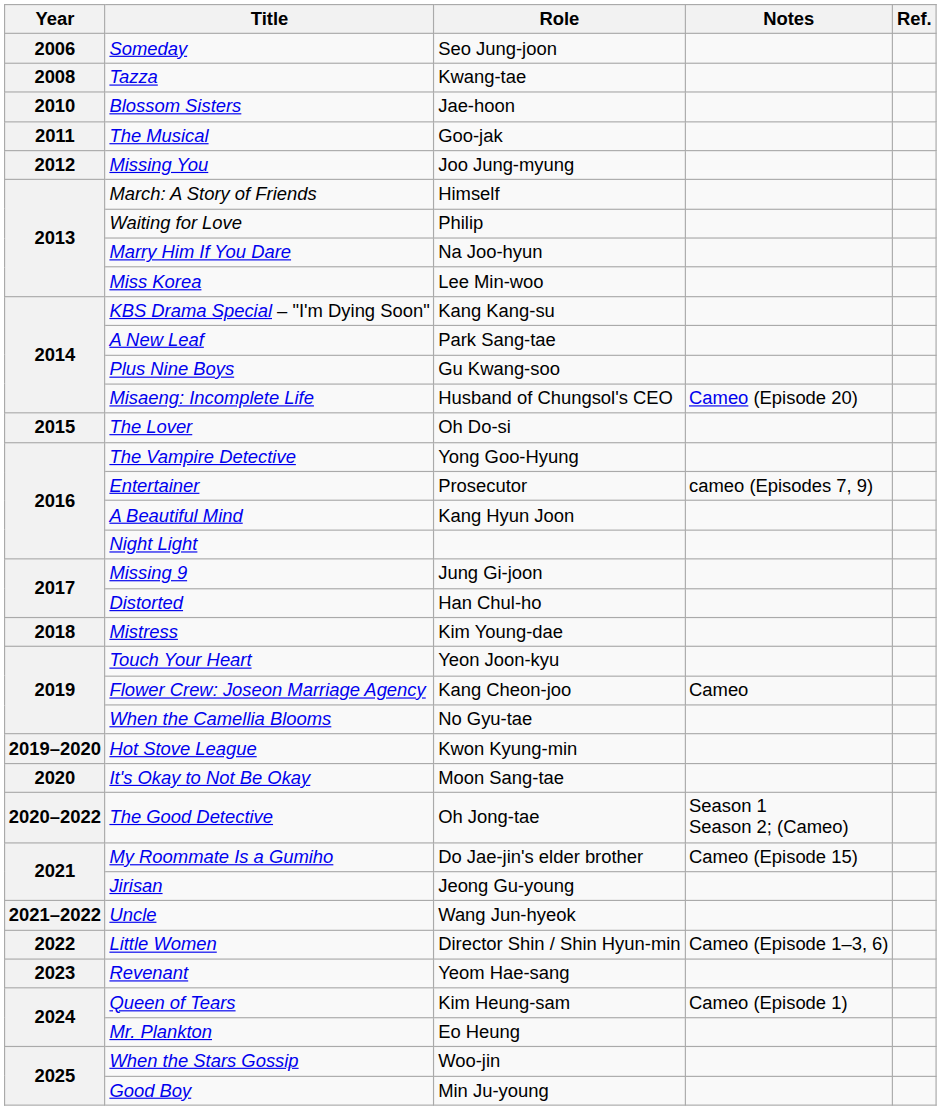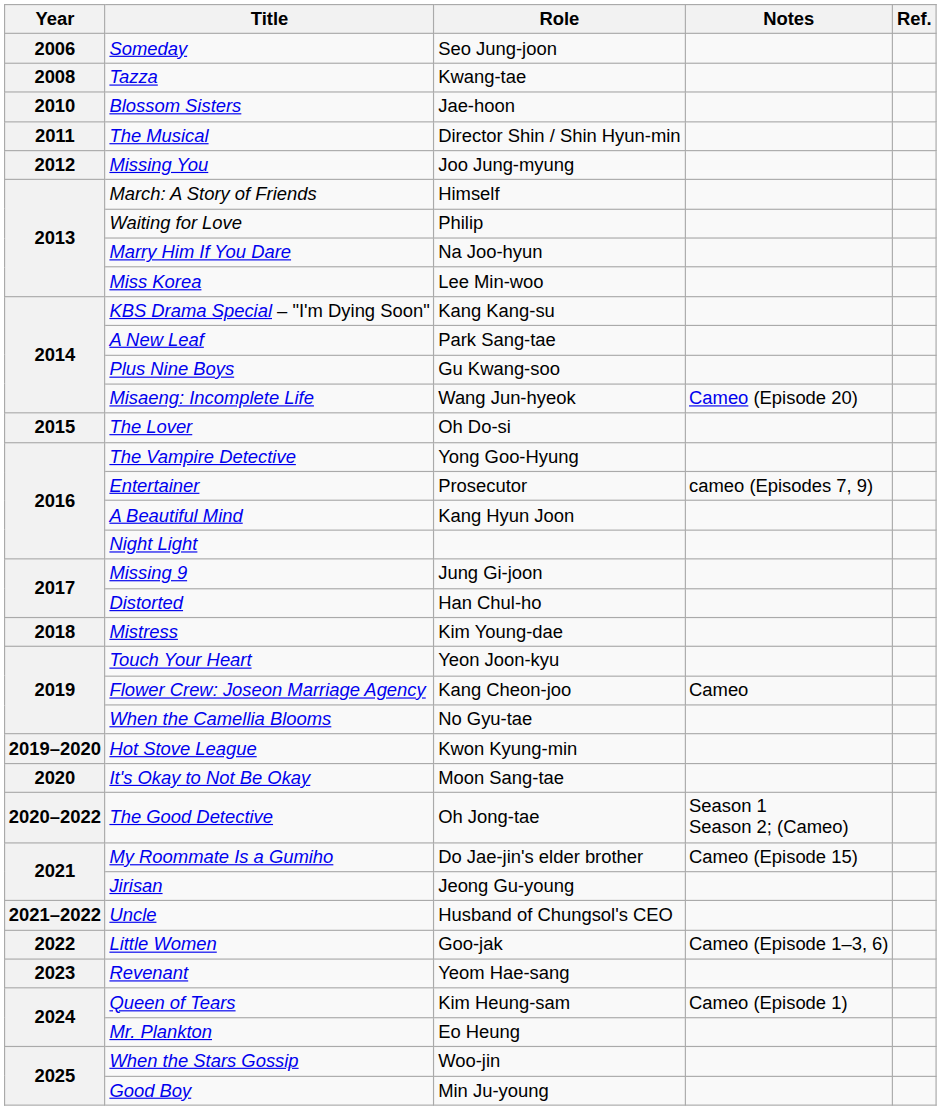(470, 135) Goo-jak -> (559, 135) Director Shin / Shin Hyun-min
(556, 398) Husband of Chungsol's CEO -> (507, 398) Wang Jun-hyeok
(507, 915) Wang Jun-hyeok -> (556, 915) Husband of Chungsol's CEO
(559, 944) Director Shin / Shin Hyun-min -> (470, 944) Goo-jak
